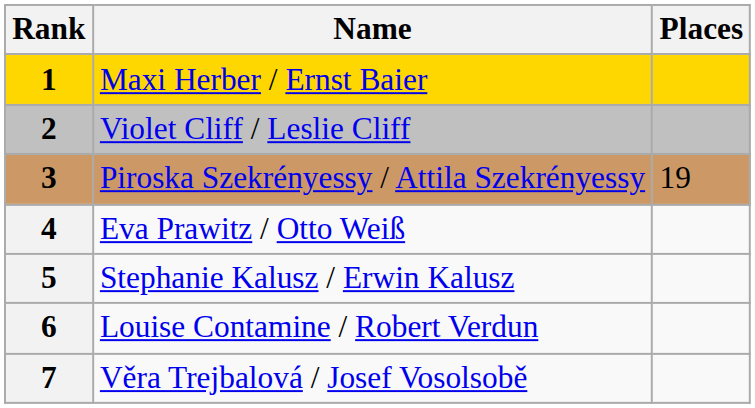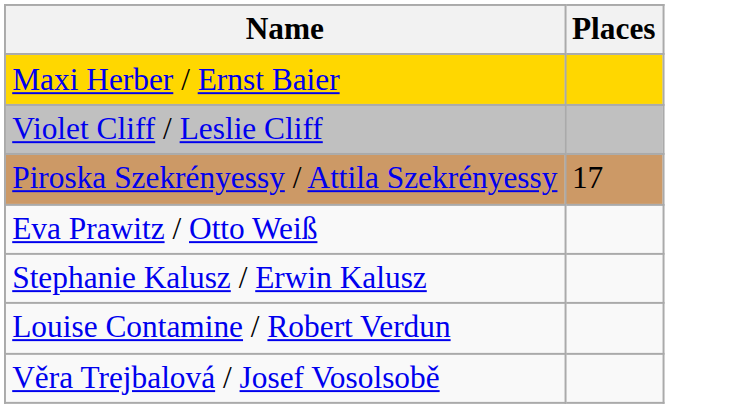- column: (49, 29)
(675, 178) 19 -> (588, 178) 17
